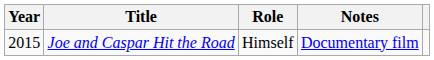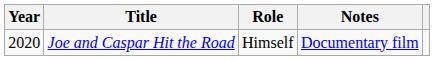(24, 42) 2015 -> (24, 42) 2020
